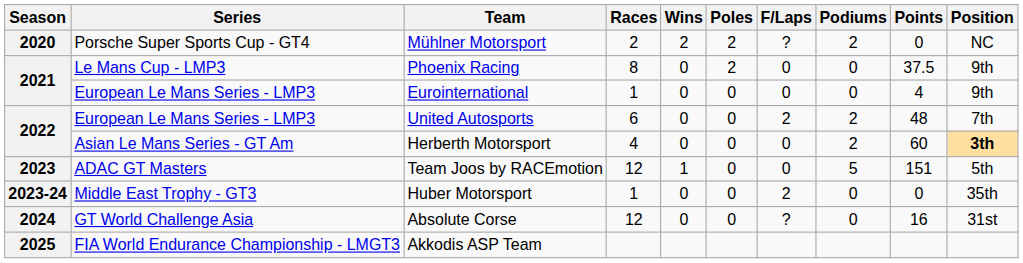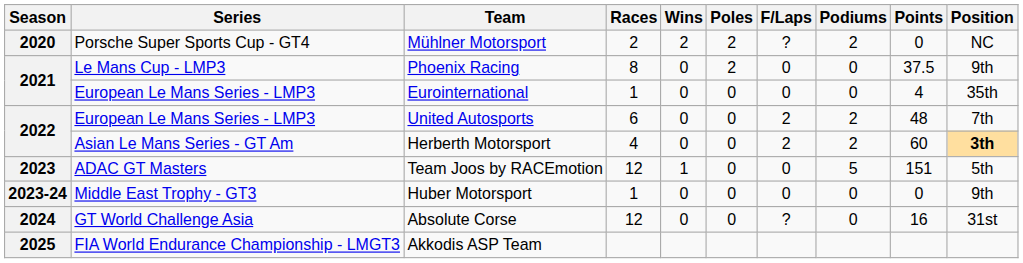(982, 93) 9th -> (982, 93) 35th
(786, 144) 0 -> (786, 144) 2
(786, 194) 2 -> (786, 194) 0
(982, 194) 35th -> (982, 194) 9th
